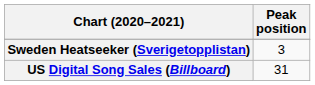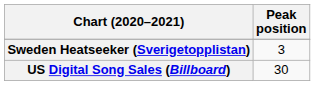(281, 70) 31 -> (281, 70) 30
